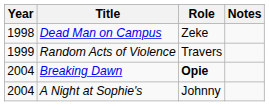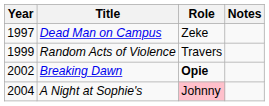(21, 33) 1998 -> (21, 33) 1997
(21, 71) 2004 -> (21, 71) 2002
(201, 91) no background -> (201, 91) pink background
